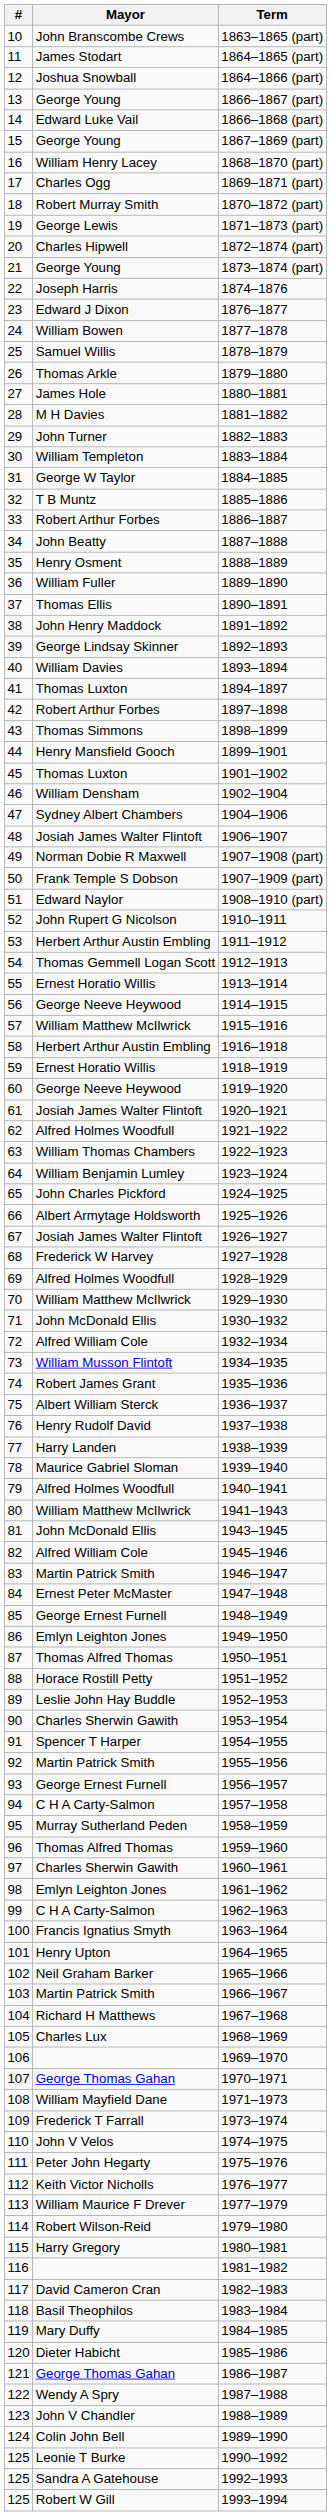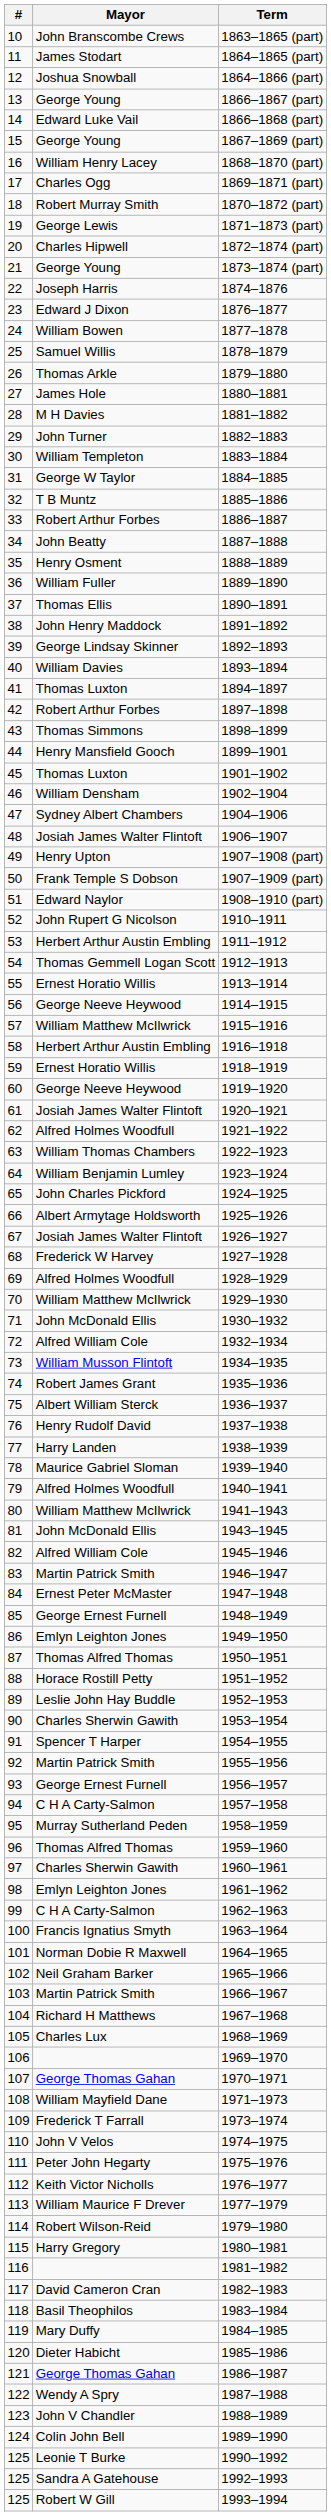(111, 857) Norman Dobie R Maxwell -> (73, 857) Henry Upton
(73, 1952) Henry Upton -> (111, 1952) Norman Dobie R Maxwell
